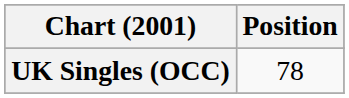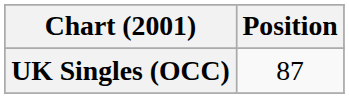(290, 70) 78 -> (290, 70) 87
